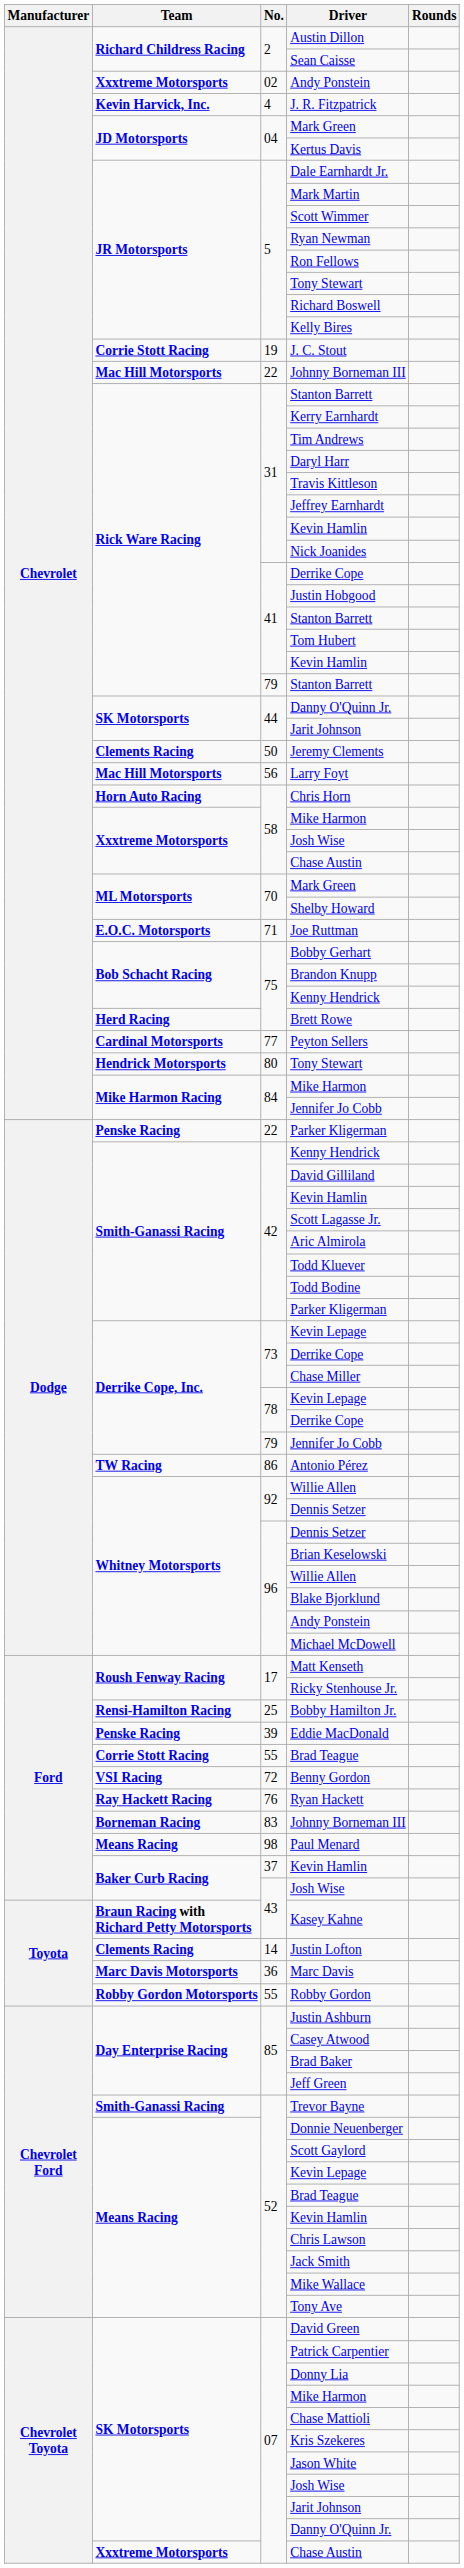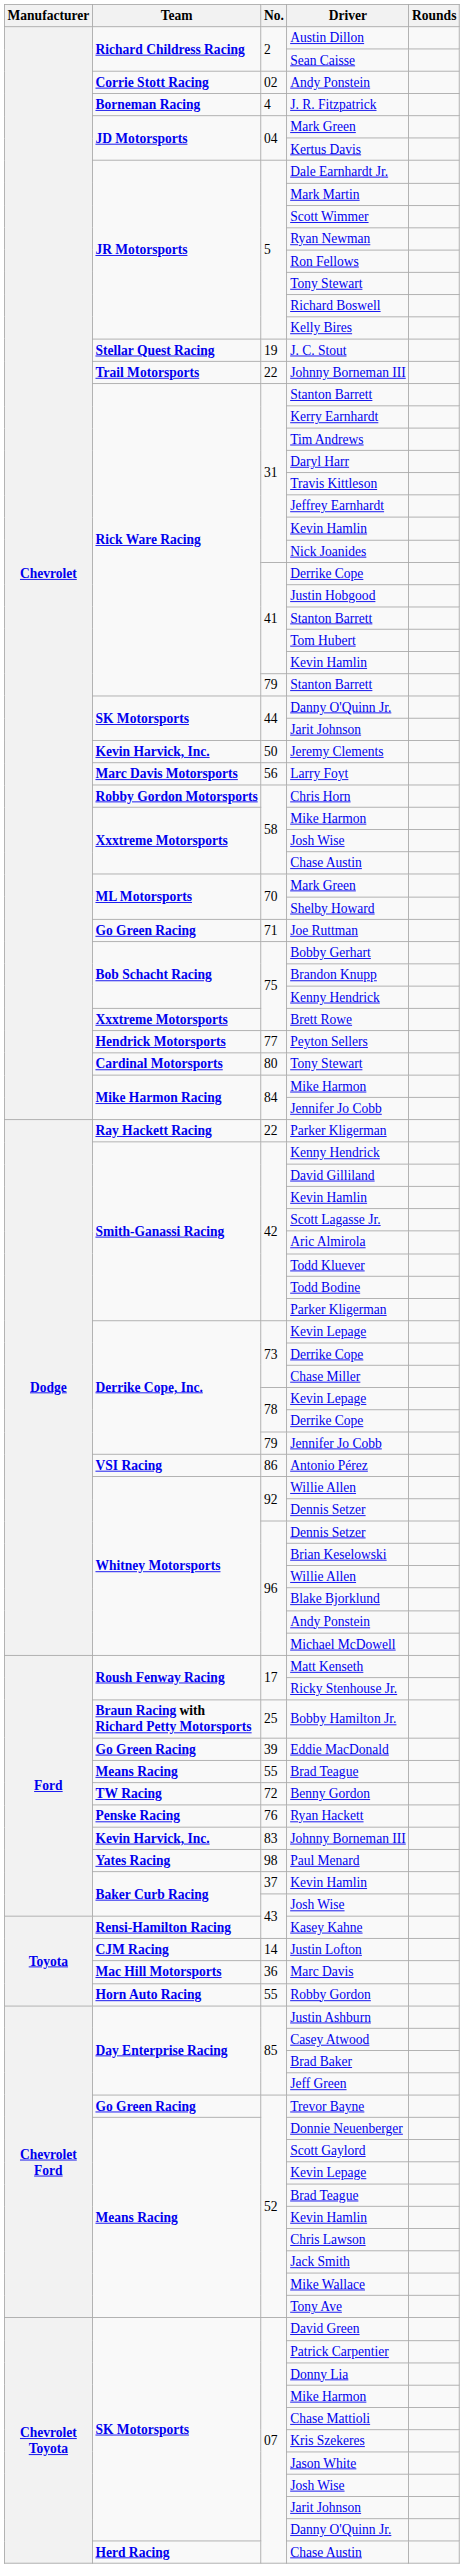(162, 82) Xxxtreme Motorsports -> (152, 82) Corrie Stott Racing
(153, 105) Kevin Harvick, Inc. -> (148, 105) Borneman Racing
(152, 350) Corrie Stott Racing -> (155, 350) Stellar Quest Racing
(159, 372) Mac Hill Motorsports -> (147, 372) Trail Motorsports
(144, 751) Clements Racing -> (153, 751) Kevin Harvick, Inc.
(159, 774) Mac Hill Motorsports -> (167, 774) Marc Davis Motorsports
(148, 796) Horn Auto Racing -> (177, 796) Robby Gordon Motorsports
(153, 930) E.O.C. Motorsports -> (146, 930) Go Green Racing
(132, 1019) Herd Racing -> (162, 1019) Xxxtreme Motorsports
(159, 1041) Cardinal Motorsports -> (161, 1041) Hendrick Motorsports
(161, 1064) Hendrick Motorsports -> (159, 1064) Cardinal Motorsports
(138, 1131) Penske Racing -> (154, 1131) Ray Hackett Racing
(129, 1465) TW Racing -> (129, 1465) VSI Racing
(163, 1711) Rensi-Hamilton Racing -> (174, 1719) Braun Racing with Richard Petty Motorsports
(138, 1733) Penske Racing -> (146, 1749) Go Green Racing
(152, 1755) Corrie Stott Racing -> (137, 1771) Means Racing
(129, 1777) VSI Racing -> (129, 1794) TW Racing
(154, 1800) Ray Hackett Racing -> (138, 1816) Penske Racing
(148, 1822) Borneman Racing -> (153, 1838) Kevin Harvick, Inc.
(137, 1844) Means Racing -> (133, 1860) Yates Racing
(174, 1919) Braun Racing with Richard Petty Motorsports -> (163, 1927) Rensi-Hamilton Racing
(144, 1950) Clements Racing -> (132, 1950) CJM Racing
(167, 1972) Marc Davis Motorsports -> (159, 1972) Mac Hill Motorsports
(177, 1994) Robby Gordon Motorsports -> (148, 1994) Horn Auto Racing
(160, 2106) Smith-Ganassi Racing -> (146, 2106) Go Green Racing
(162, 2552) Xxxtreme Motorsports -> (132, 2552) Herd Racing
